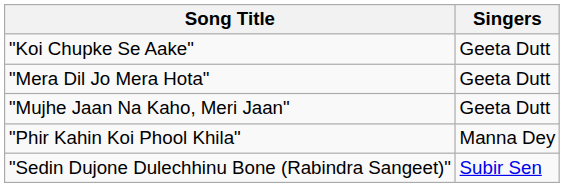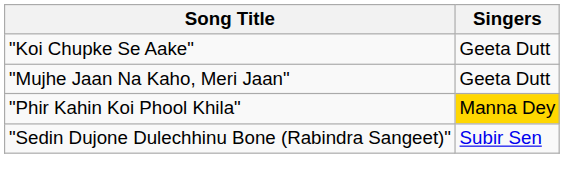- row: (109, 78)
(507, 138) no background -> (507, 108) gold background
